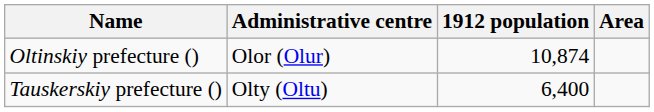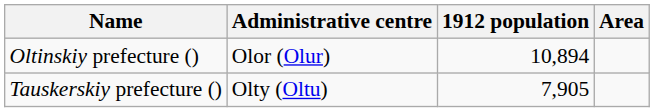(560, 55) 10,874 -> (560, 55) 10,894
(565, 89) 6,400 -> (565, 89) 7,905
